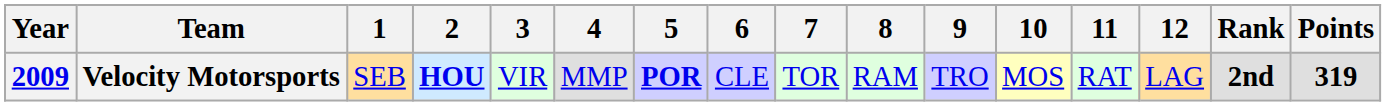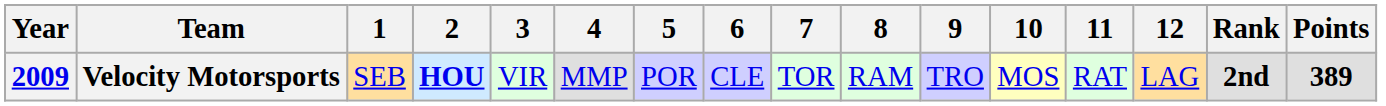(671, 75) bold -> (669, 75) normal
(1336, 75) 319 -> (1331, 75) 389
